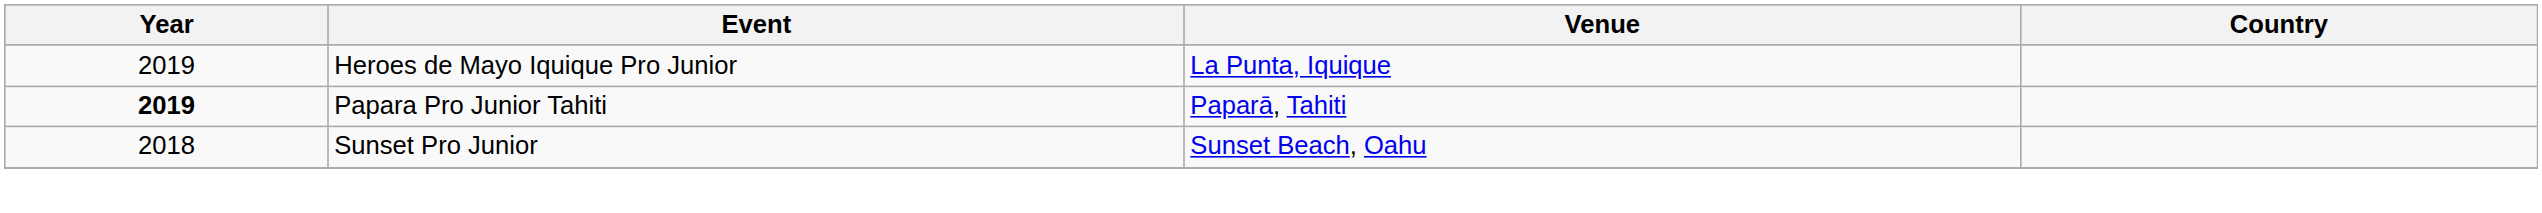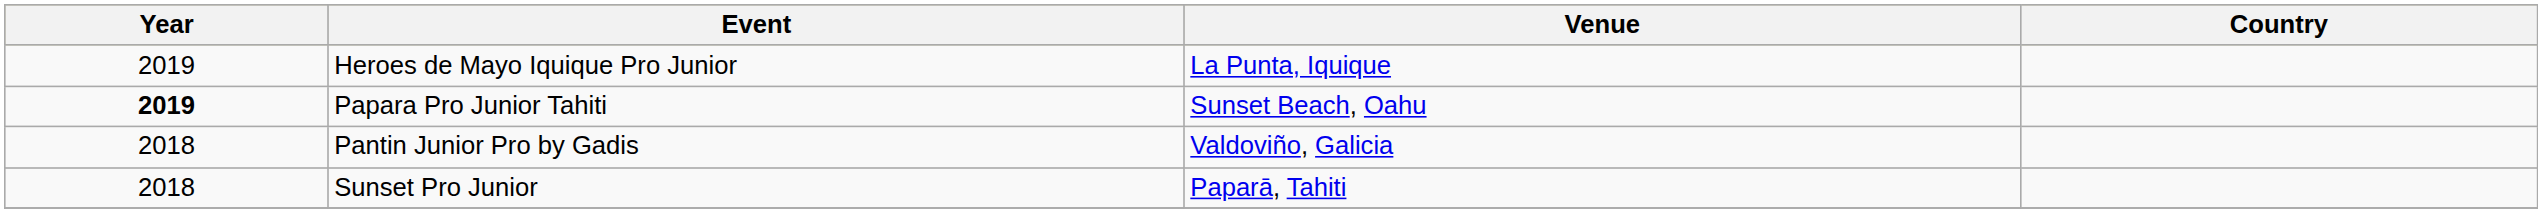(1268, 106) Paparā, Tahiti -> (1308, 106) Sunset Beach, Oahu
+ row: (487, 146)
(1308, 146) Sunset Beach, Oahu -> (1268, 187) Paparā, Tahiti
